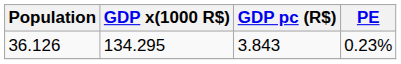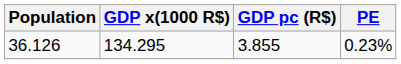(259, 44) 3.843 -> (259, 44) 3.855
